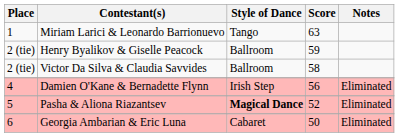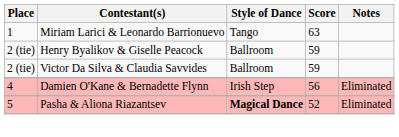(314, 68) 58 -> (314, 68) 59
- row: (113, 123)
